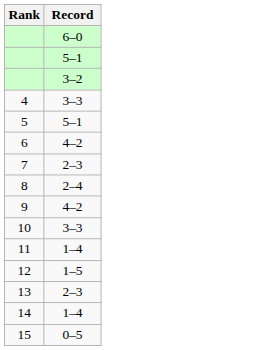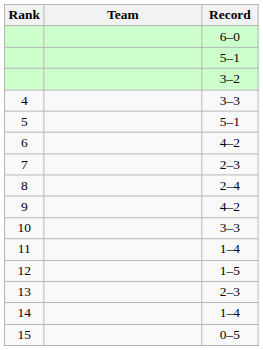+ column: (123, 15)
